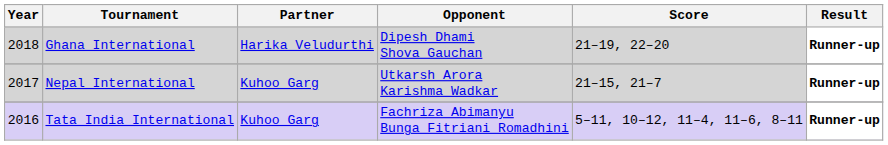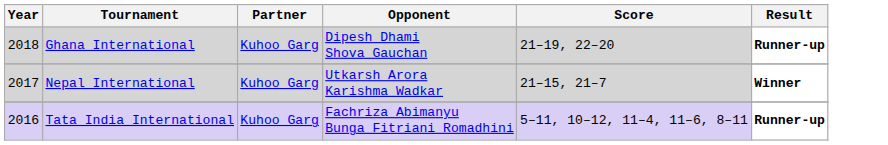(307, 45) Harika Veludurthi -> (280, 45) Kuhoo Garg
(845, 83) Runner-up -> (778, 83) Winner
